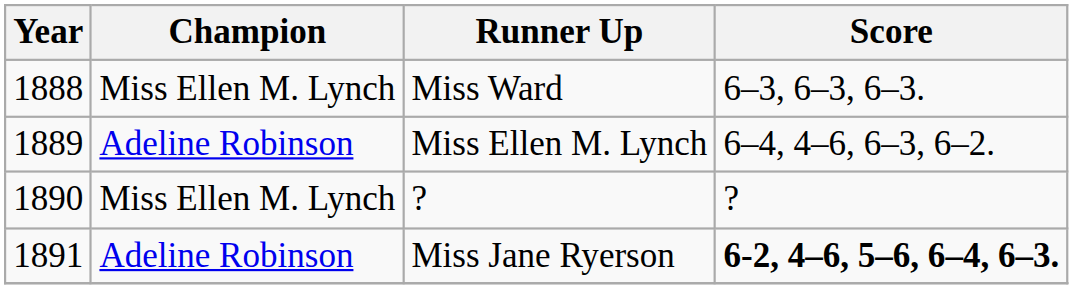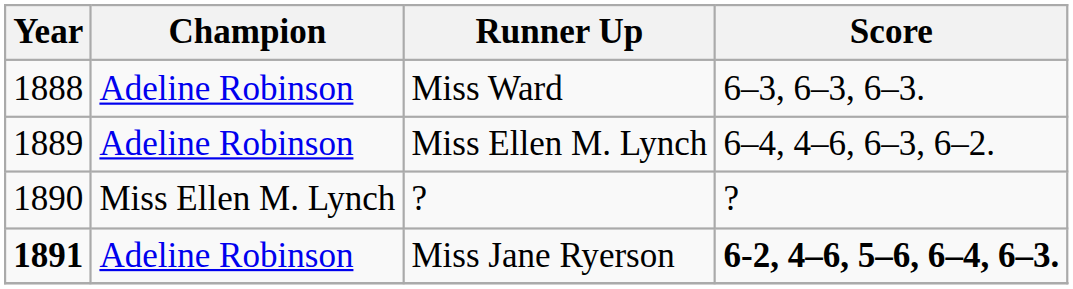(247, 87) Miss Ellen M. Lynch -> (226, 87) Adeline Robinson
(48, 254) normal -> (48, 254) bold
